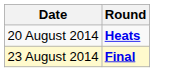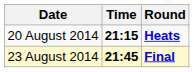+ column: (121, 14)
